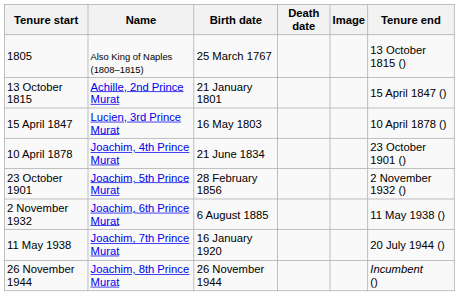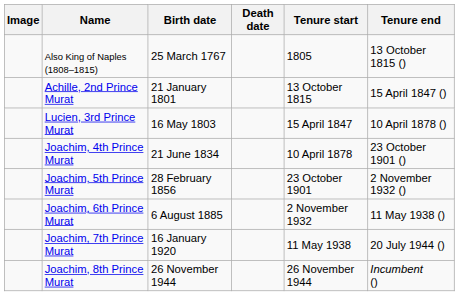columns swapped: (349, 20) <-> (46, 20)
